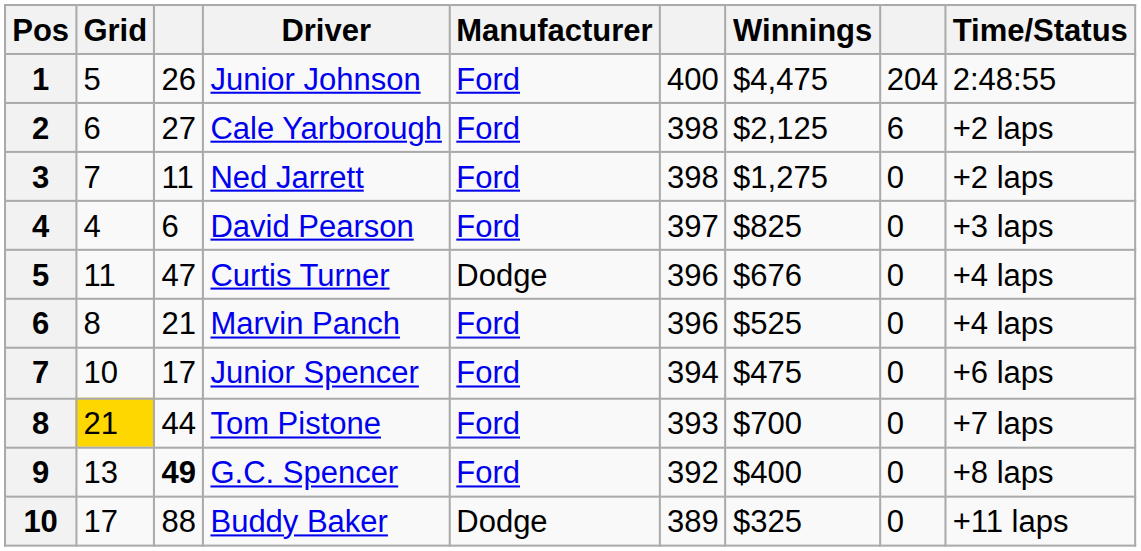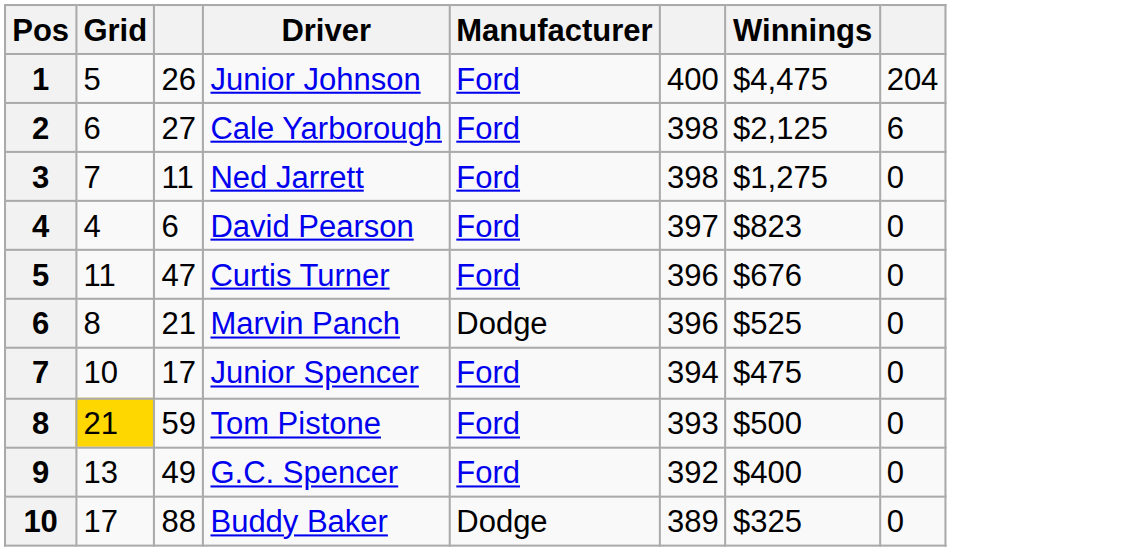- column: (1040, 30)
(768, 226) $825 -> (768, 226) $823
(502, 275) Dodge -> (488, 275) Ford
(488, 324) Ford -> (502, 324) Dodge
(179, 422) 44 -> (179, 422) 59
(768, 422) $700 -> (768, 422) $500
(179, 472) bold -> (179, 472) normal
